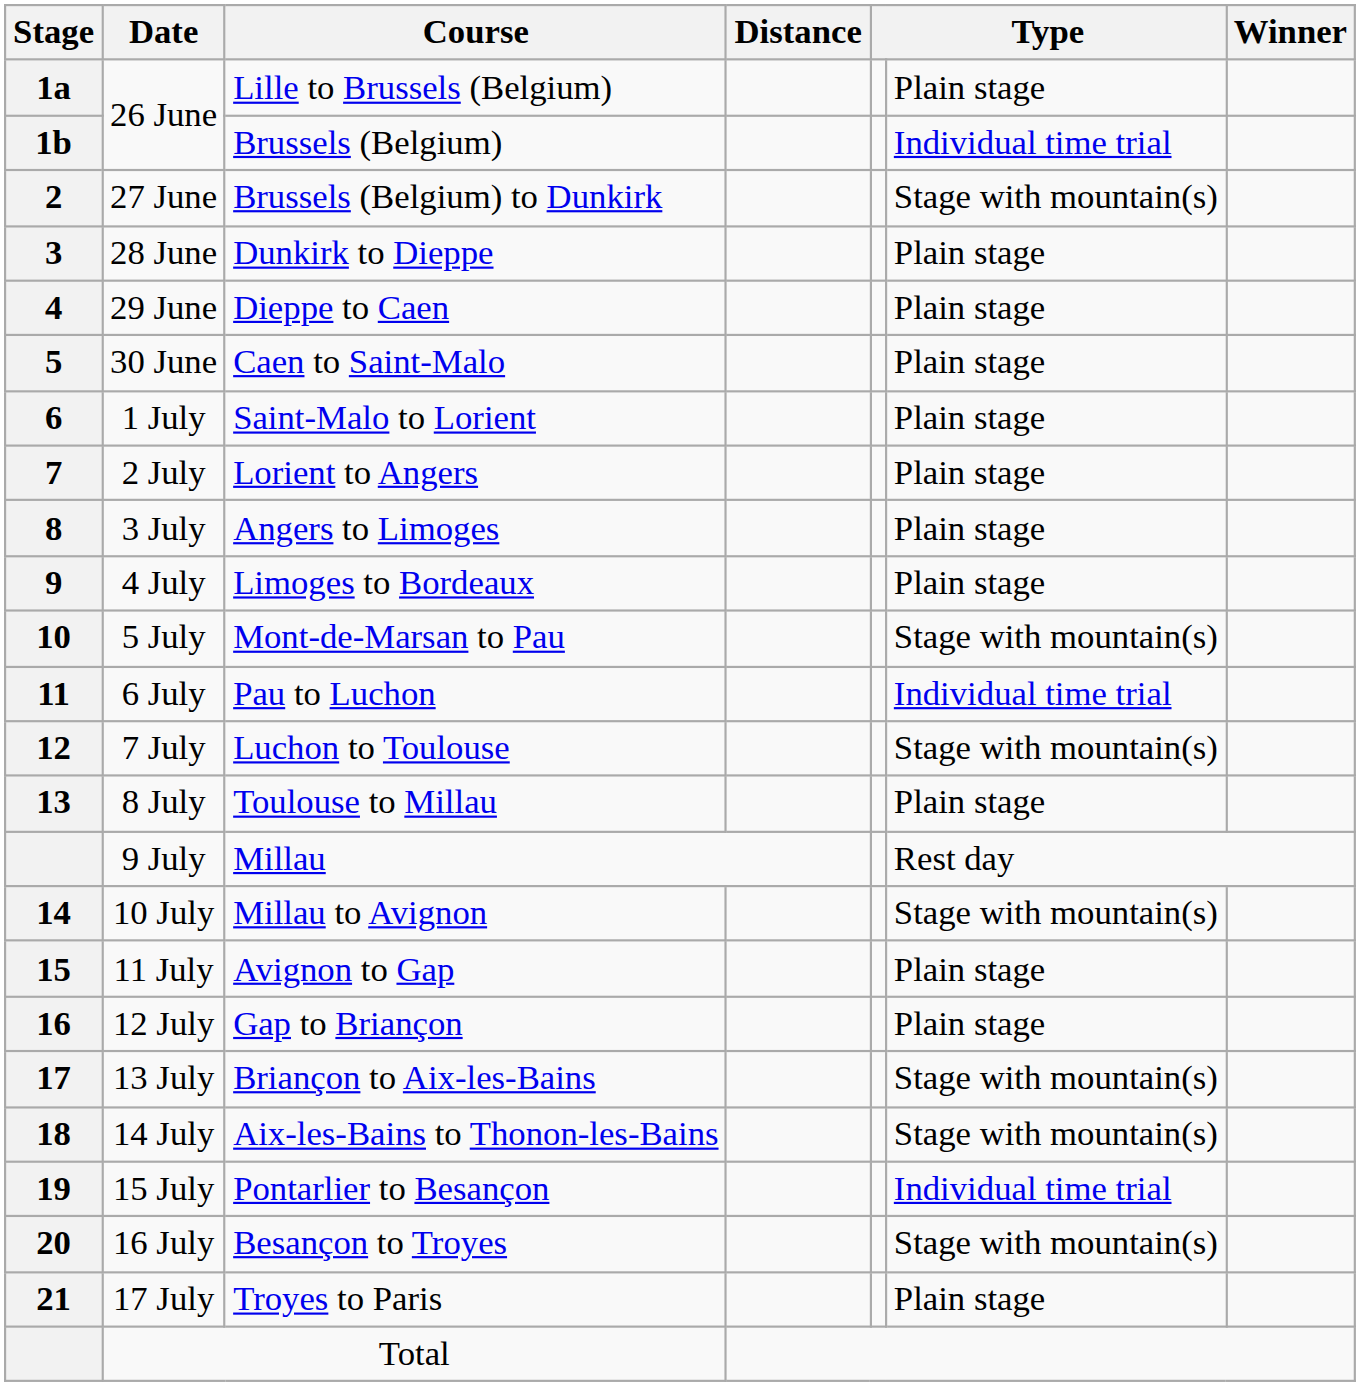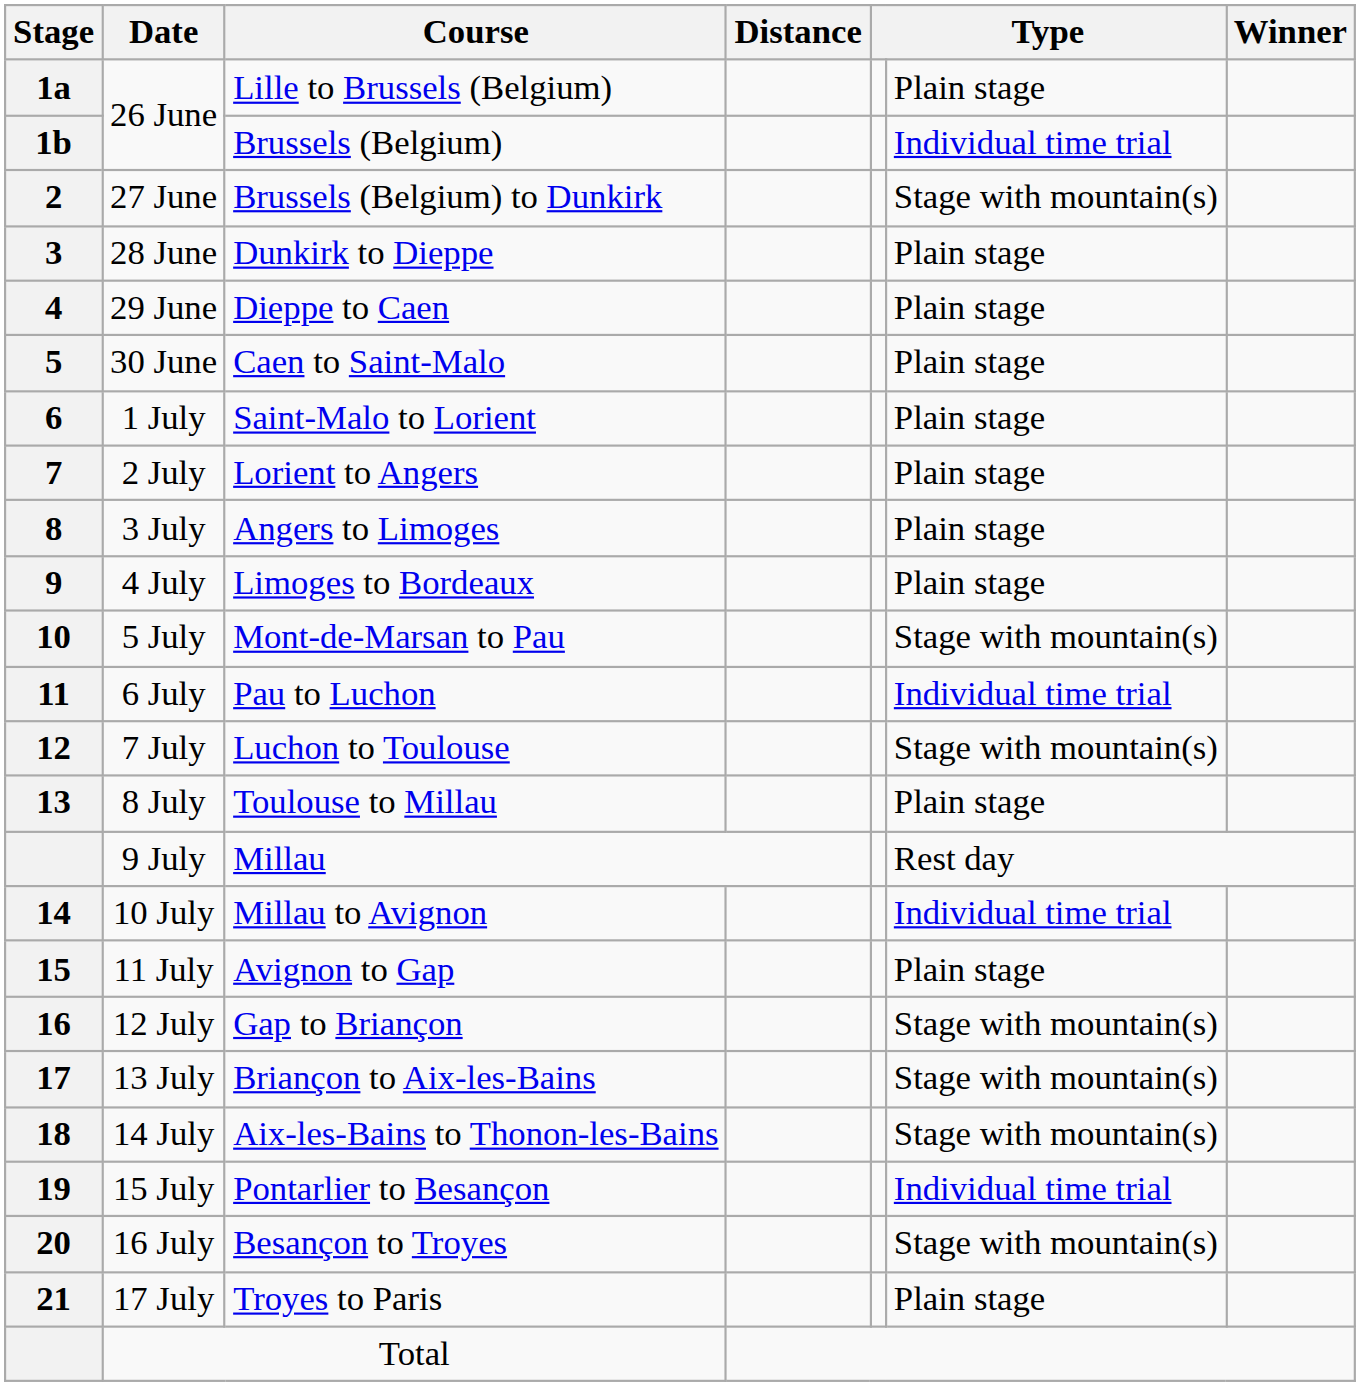(1056, 913) Stage with mountain(s) -> (1033, 913) Individual time trial
(970, 1023) Plain stage -> (1056, 1023) Stage with mountain(s)
